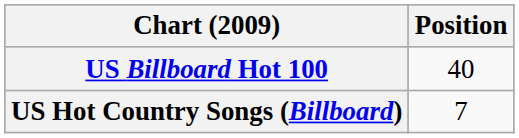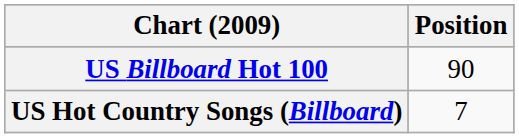(461, 68) 40 -> (461, 68) 90
